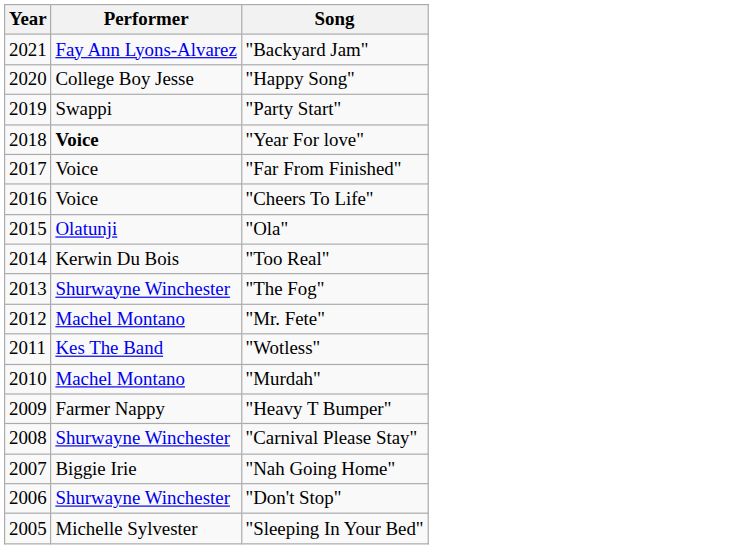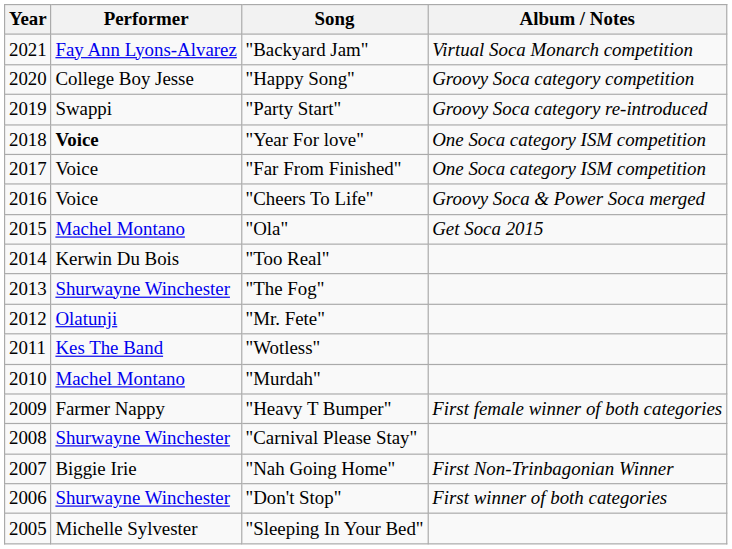+ column: (577, 19)
(86, 229) Olatunji -> (120, 229) Machel Montano
(120, 318) Machel Montano -> (86, 318) Olatunji
